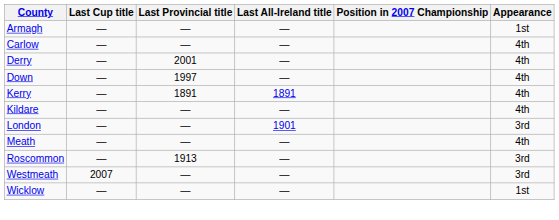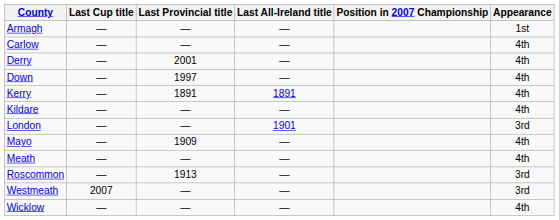+ row: (19, 142)
(522, 191) 1st -> (522, 207) 4th
